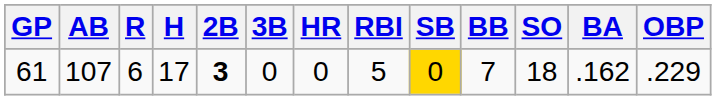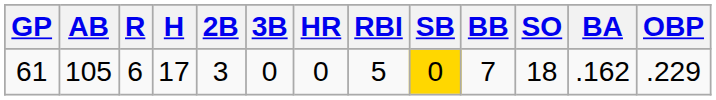(89, 71) 107 -> (89, 71) 105
(221, 71) bold -> (221, 71) normal
